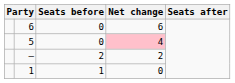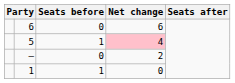(101, 41) 0 -> (101, 41) 1
(101, 56) 2 -> (101, 56) 0
